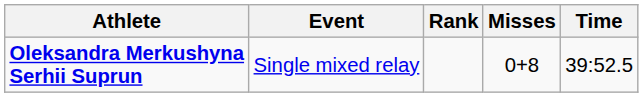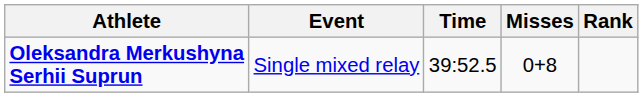columns swapped: (599, 21) <-> (454, 21)
